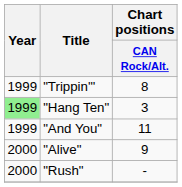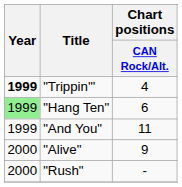(22, 87) normal -> (22, 87) bold
(145, 87) 8 -> (145, 87) 4
(145, 108) 3 -> (145, 108) 6
